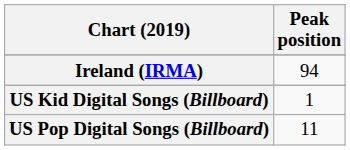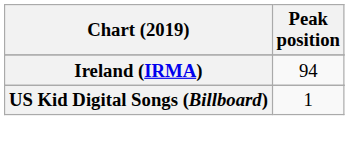- row: (139, 129)
